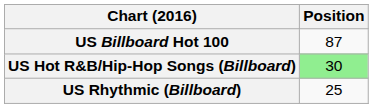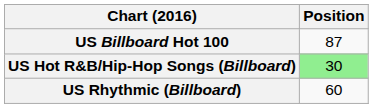(334, 90) 25 -> (334, 90) 60
